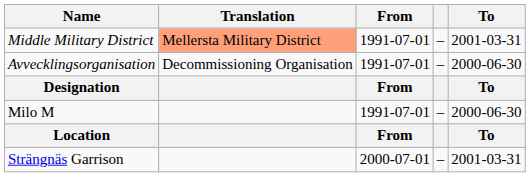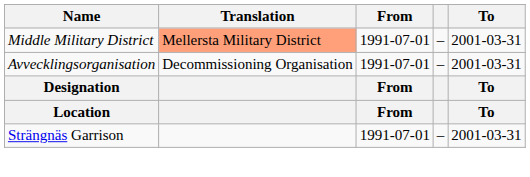(486, 64) 2000-06-30 -> (486, 64) 2001-03-31
- row: (31, 111)
(395, 159) 2000-07-01 -> (395, 135) 1991-07-01
